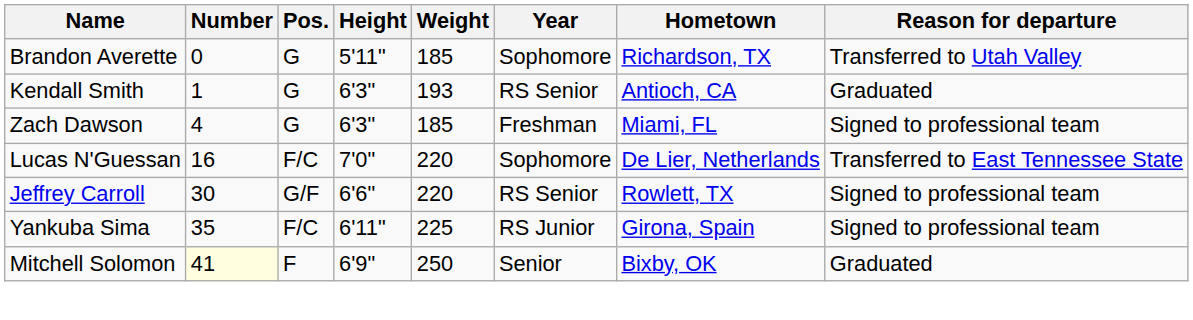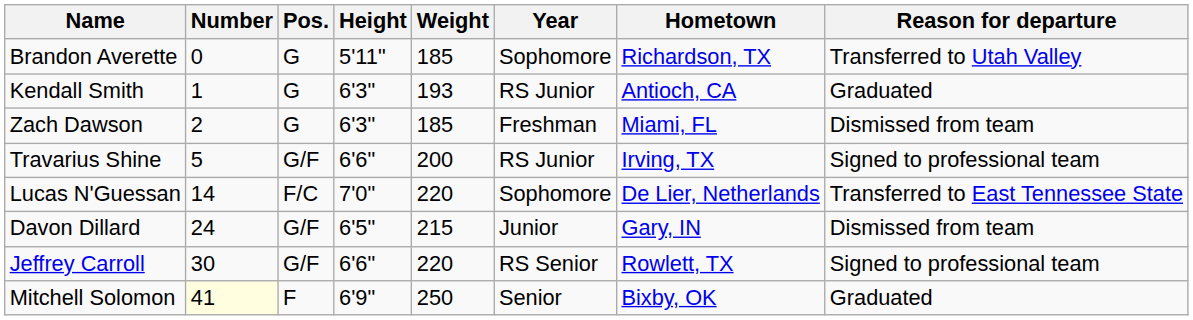(549, 90) RS Senior -> (547, 90) RS Junior
(197, 125) 4 -> (197, 125) 2
(965, 125) Signed to professional team -> (932, 125) Dismissed from team
+ row: (85, 159)
(203, 159) 16 -> (203, 194) 14
+ row: (75, 228)
- row: (80, 228)
